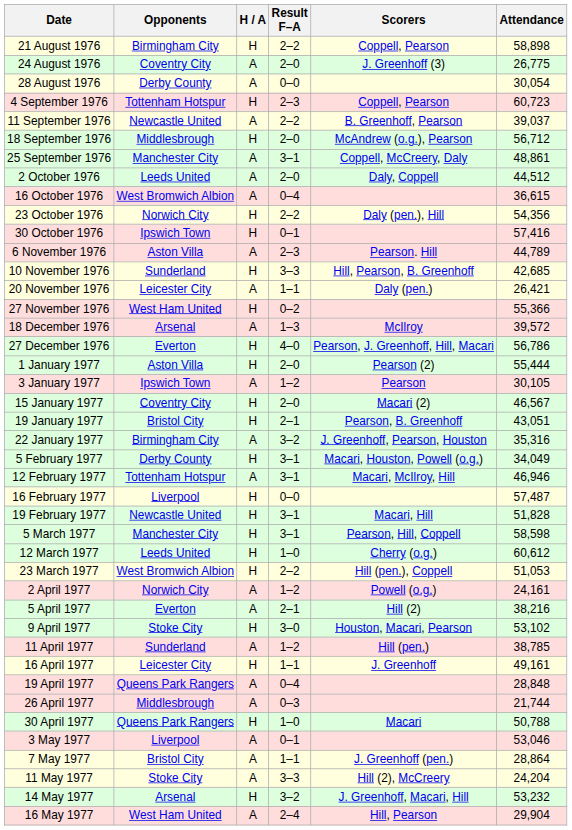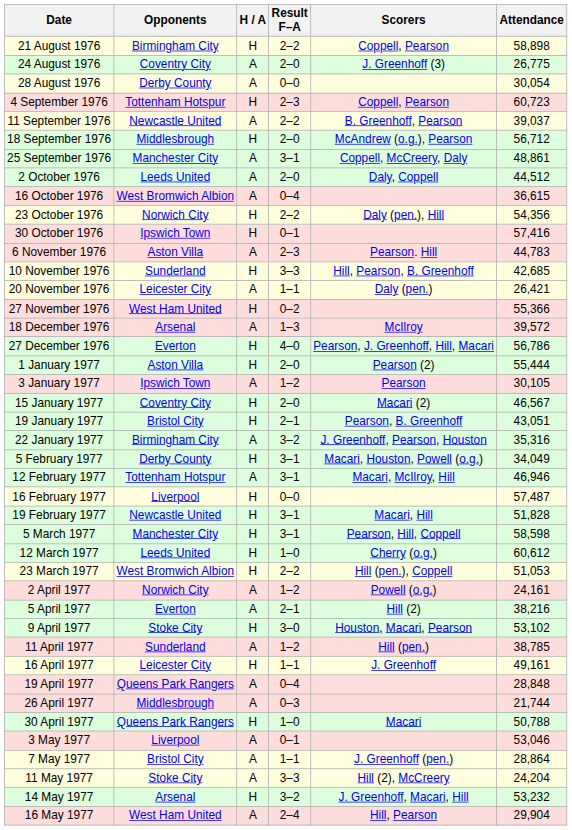(532, 252) 44,789 -> (532, 252) 44,783
